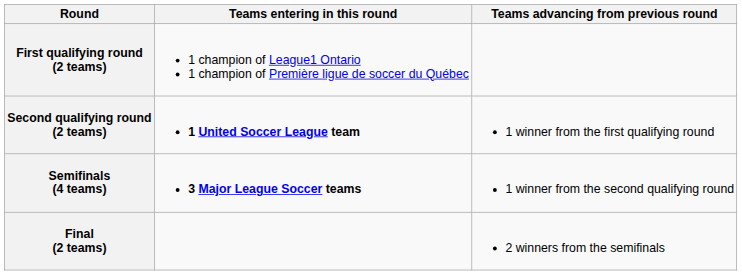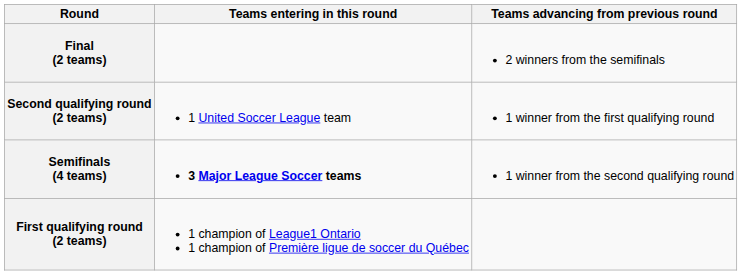rows swapped: (79, 59) <-> (79, 241)
(313, 132) bold -> (313, 118) normal
